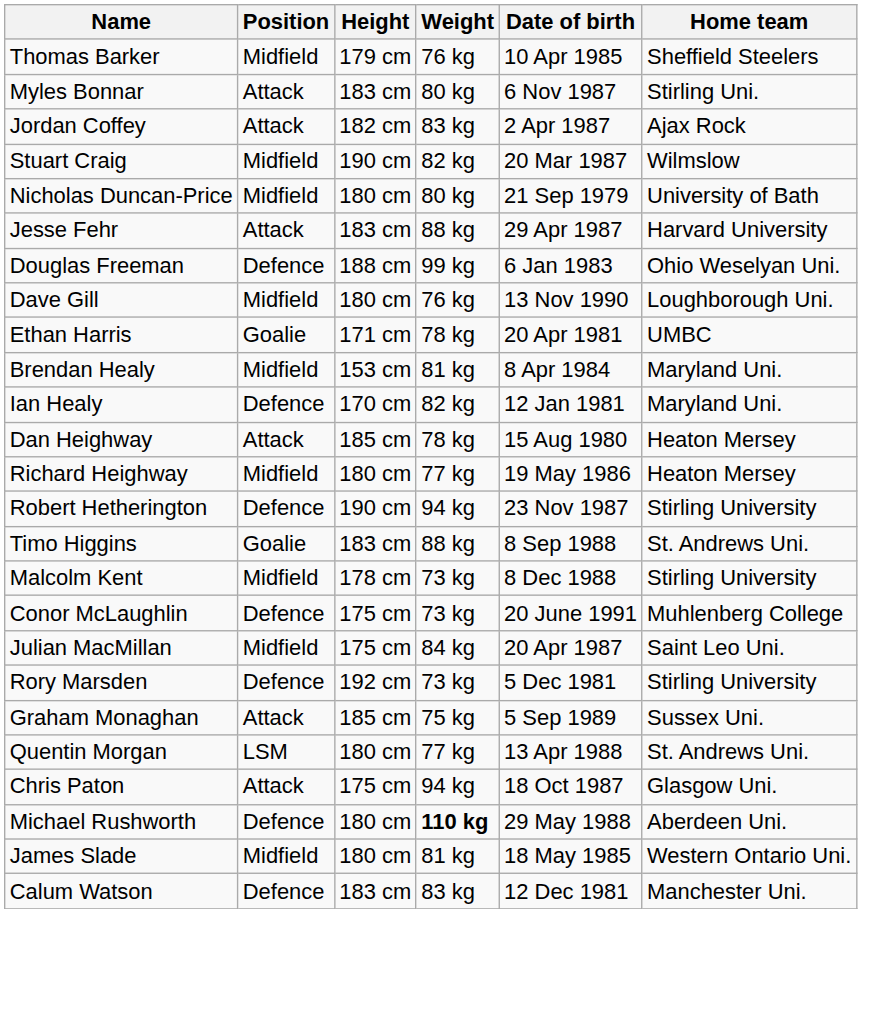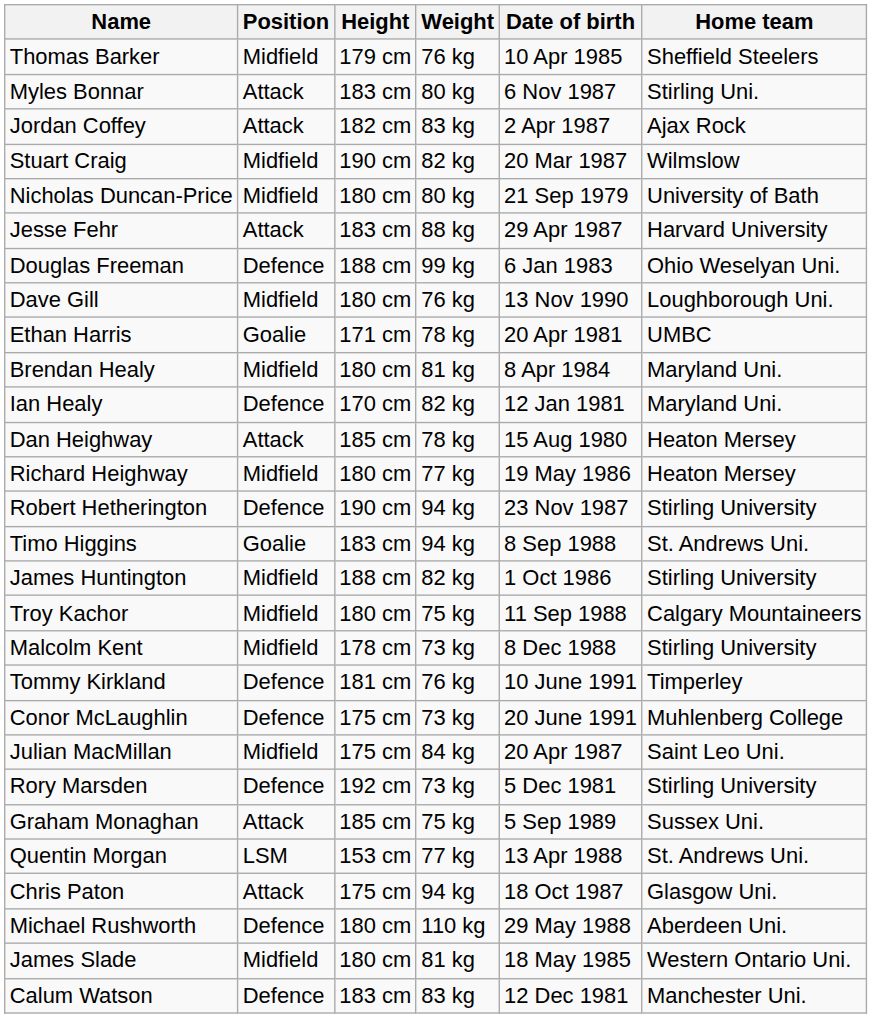(375, 369) 153 cm -> (375, 369) 180 cm
(448, 543) 88 kg -> (448, 543) 94 kg
+ row: (98, 578)
+ row: (69, 612)
+ row: (88, 682)
(375, 751) 180 cm -> (375, 856) 153 cm
(455, 821) bold -> (453, 925) normal
